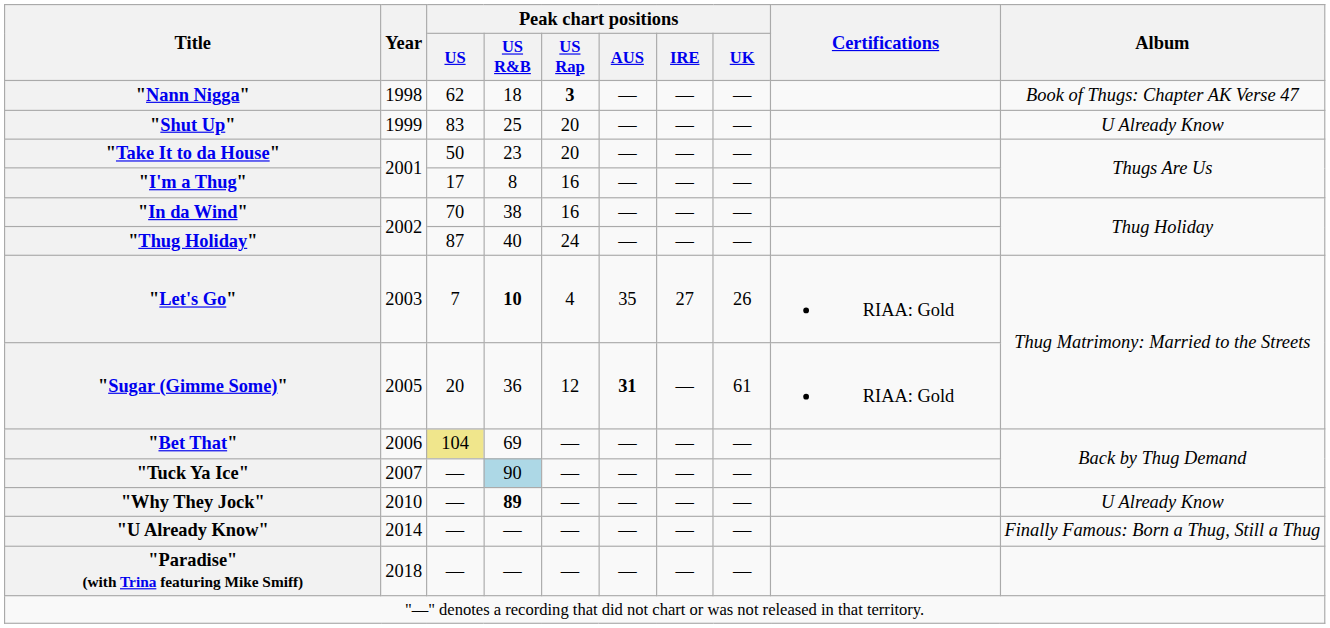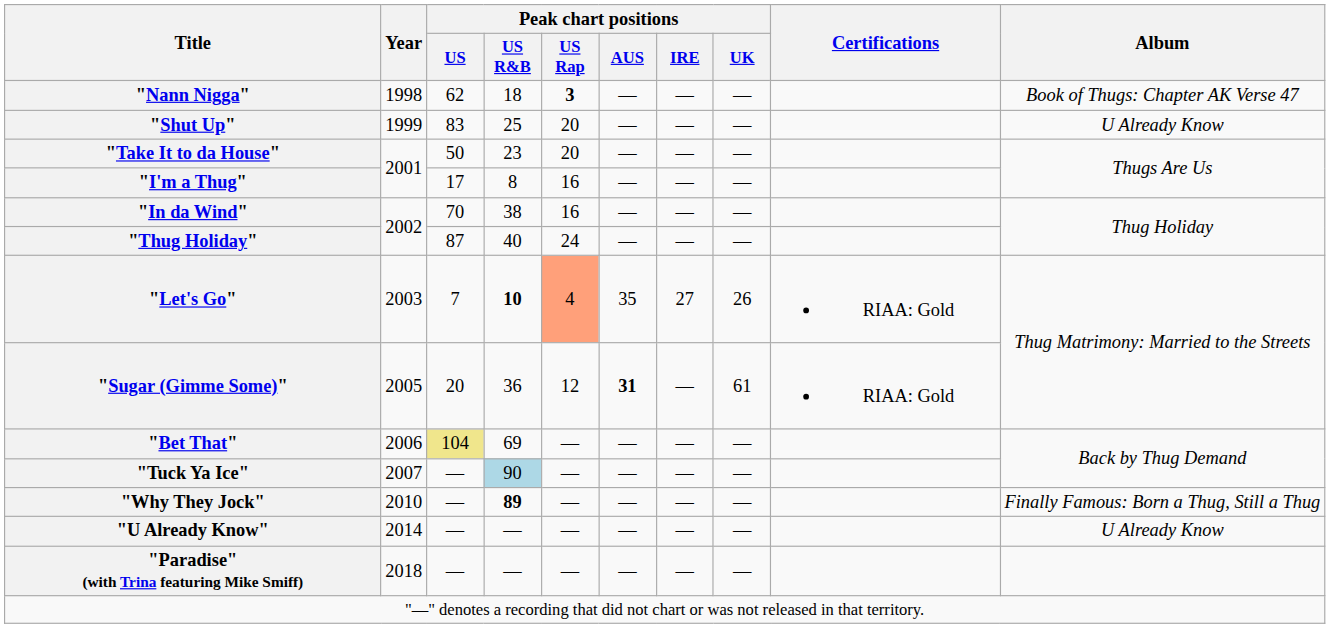(570, 298) no background -> (570, 298) lightsalmon background
(1162, 501) U Already Know -> (1162, 501) Finally Famous: Born a Thug, Still a Thug
(1162, 531) Finally Famous: Born a Thug, Still a Thug -> (1162, 531) U Already Know
